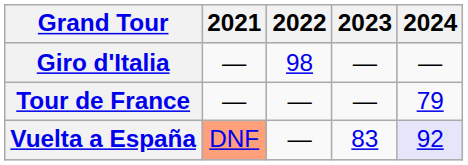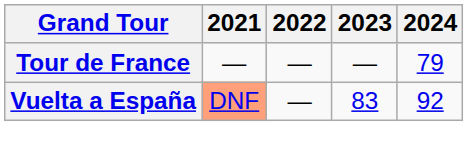- row: (103, 62)
(430, 139) lavender background -> (430, 100) no background
